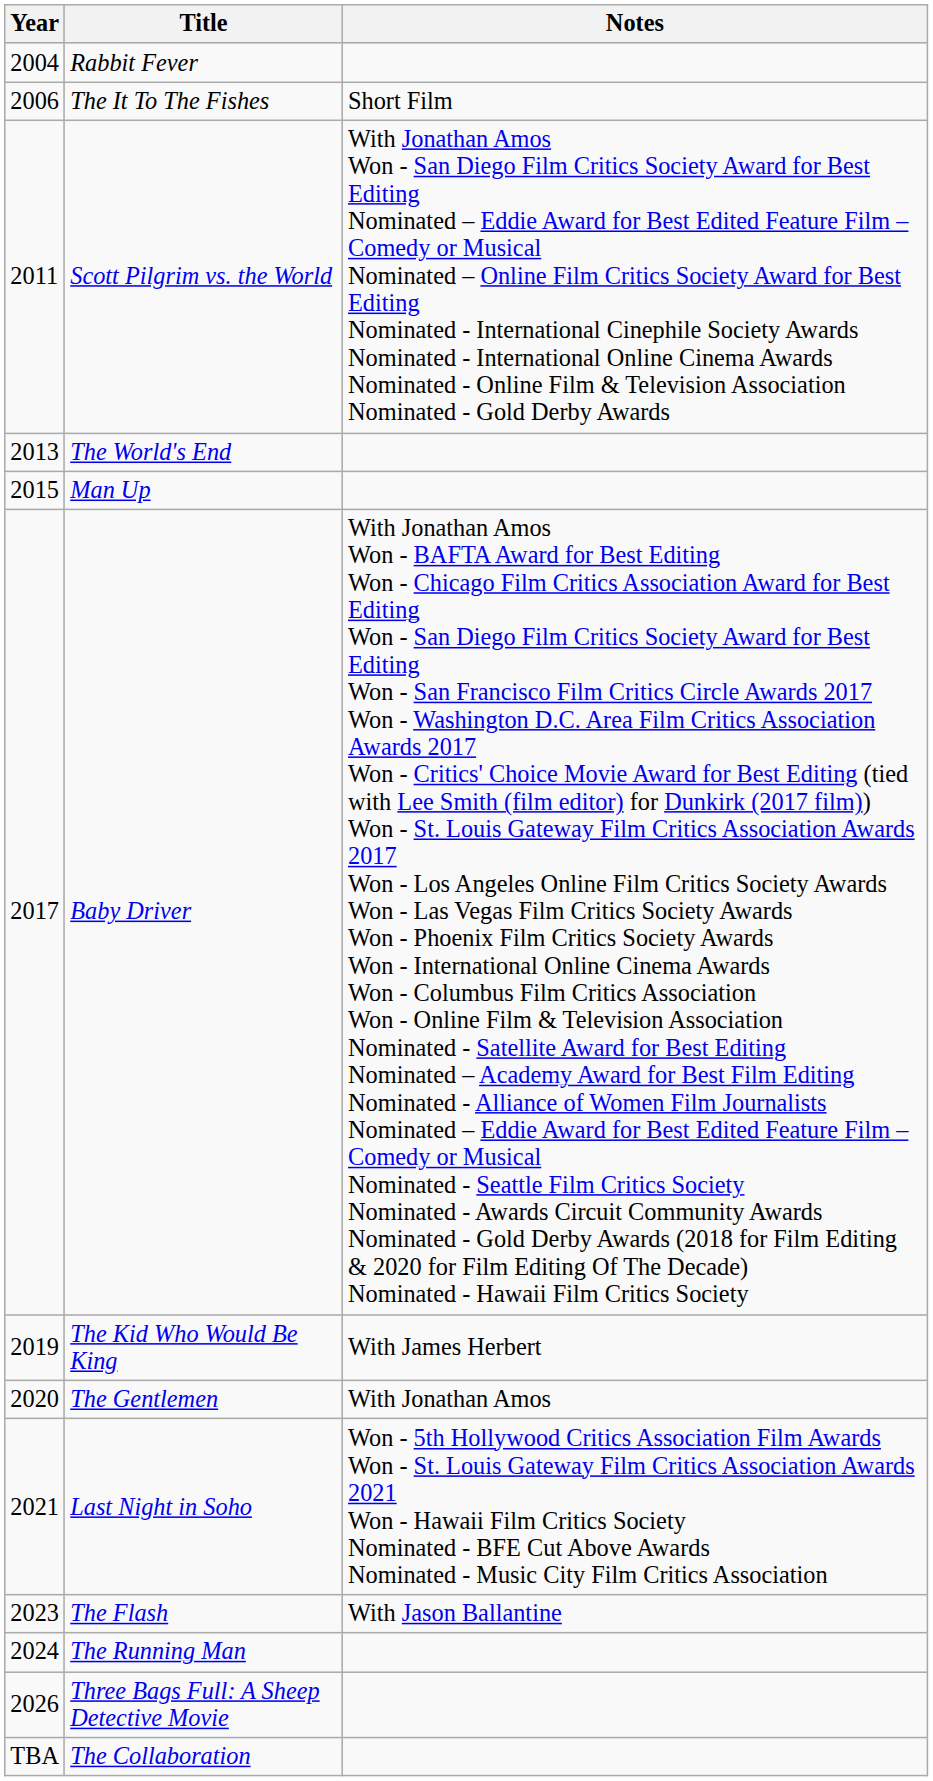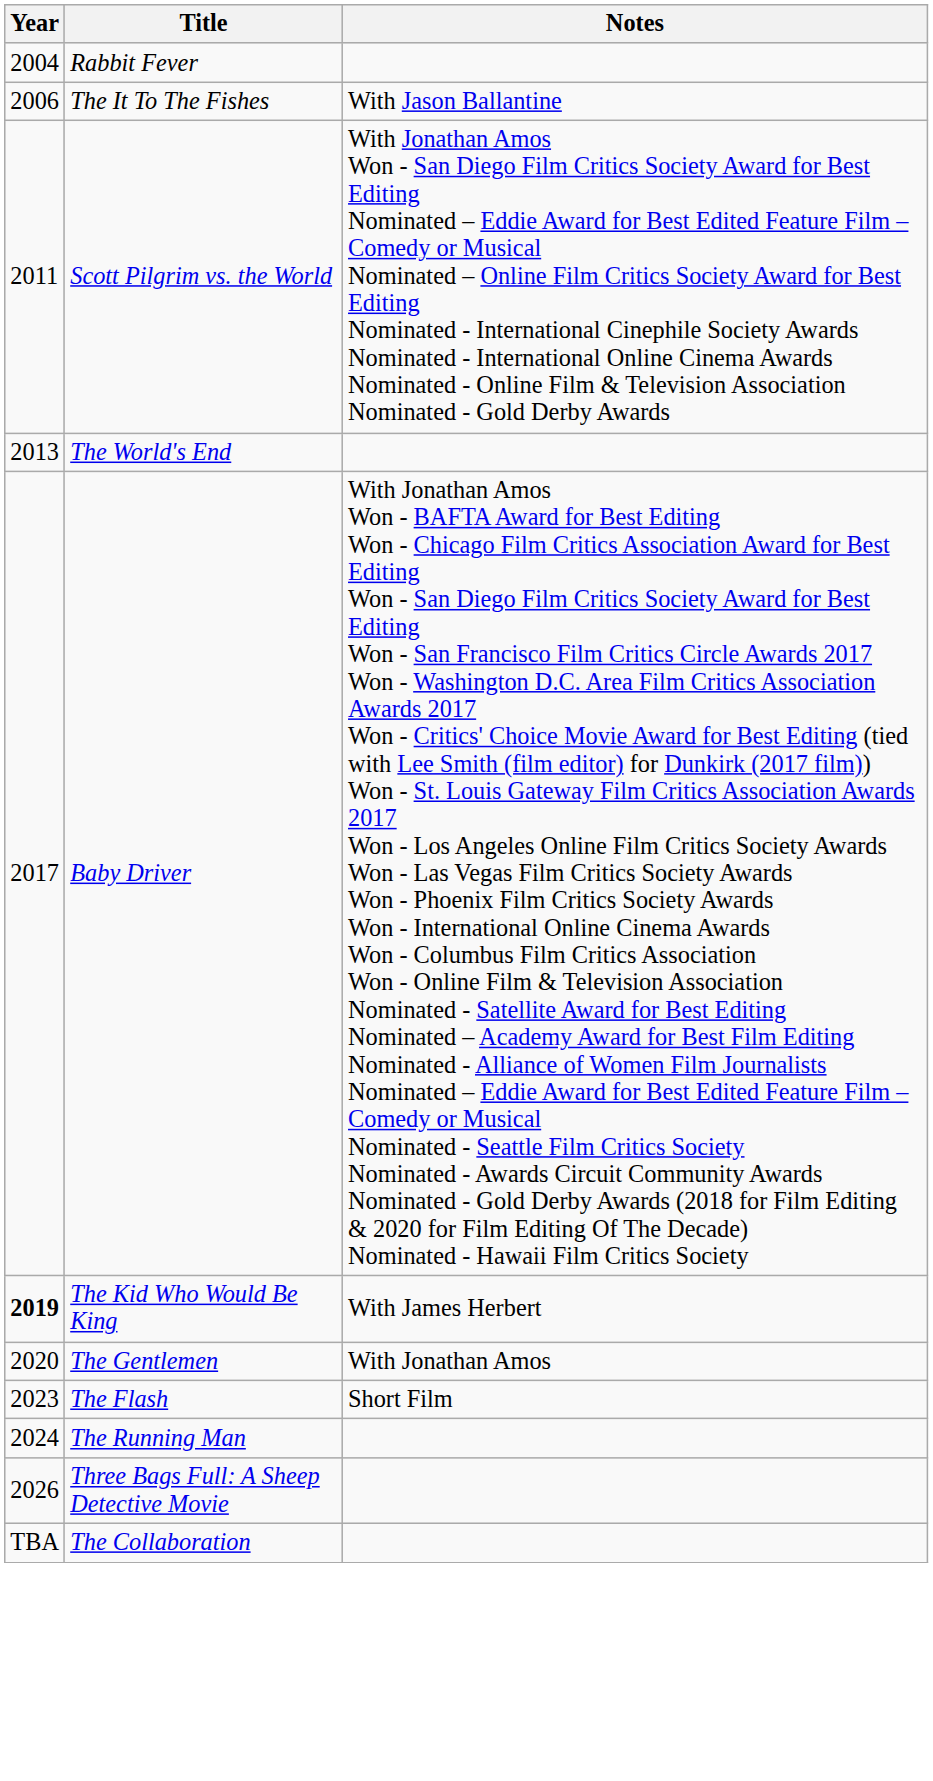(400, 100) Short Film -> (455, 100) With Jason Ballantine
- row: (110, 490)
(35, 1347) normal -> (35, 1308) bold
- row: (161, 1506)
(455, 1613) With Jason Ballantine -> (400, 1399) Short Film
